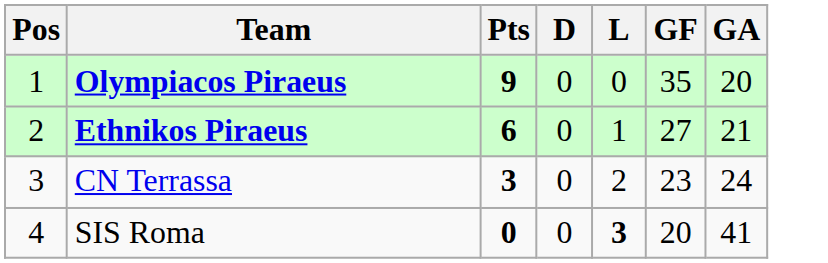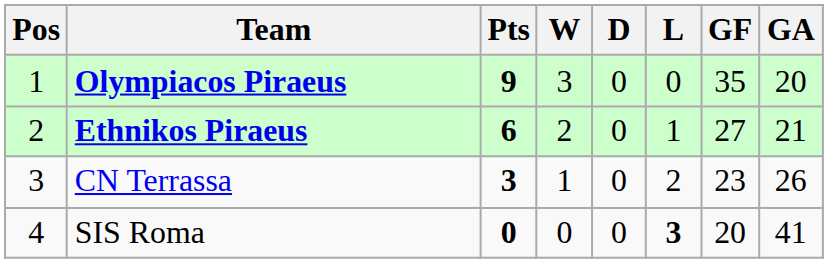+ column: (564, 29)
(736, 181) 24 -> (791, 181) 26
